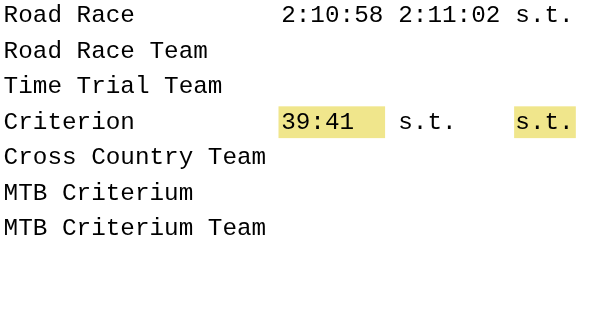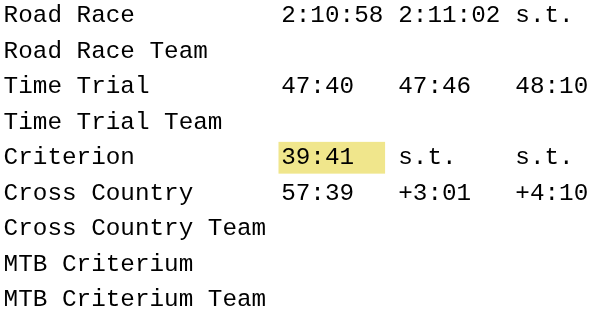+ row: (77, 87)
(545, 122) khaki background -> (545, 158) no background
+ row: (98, 193)
